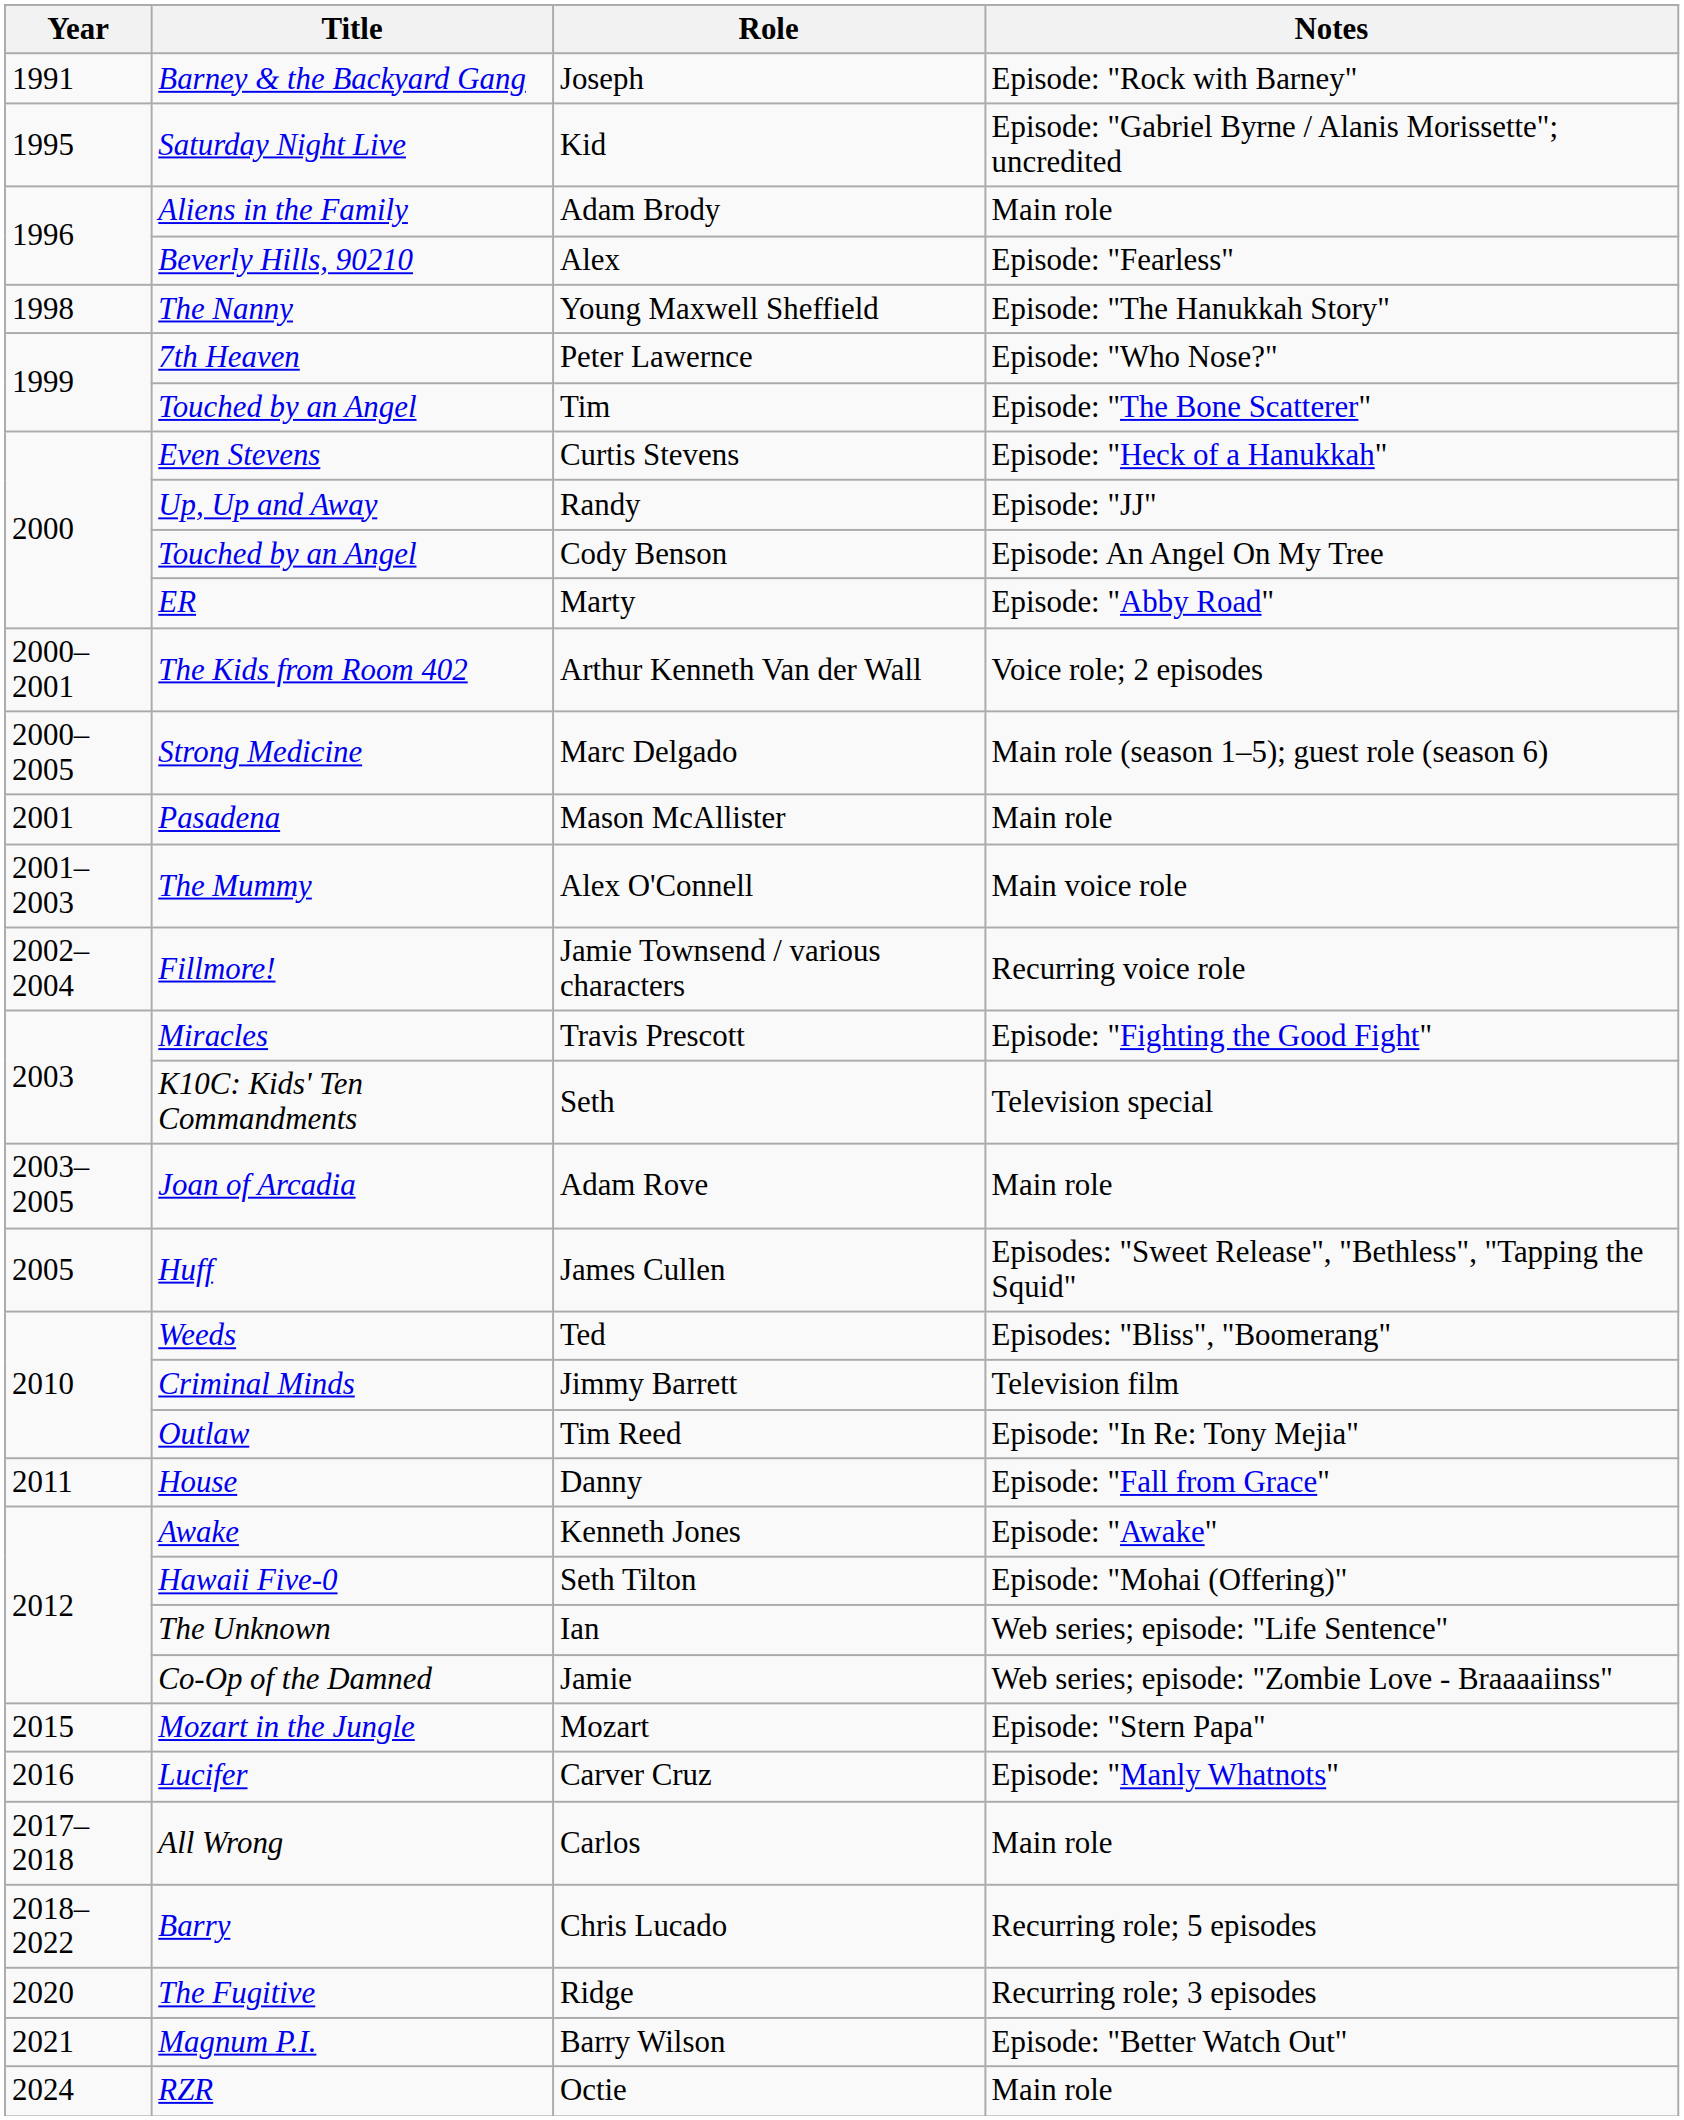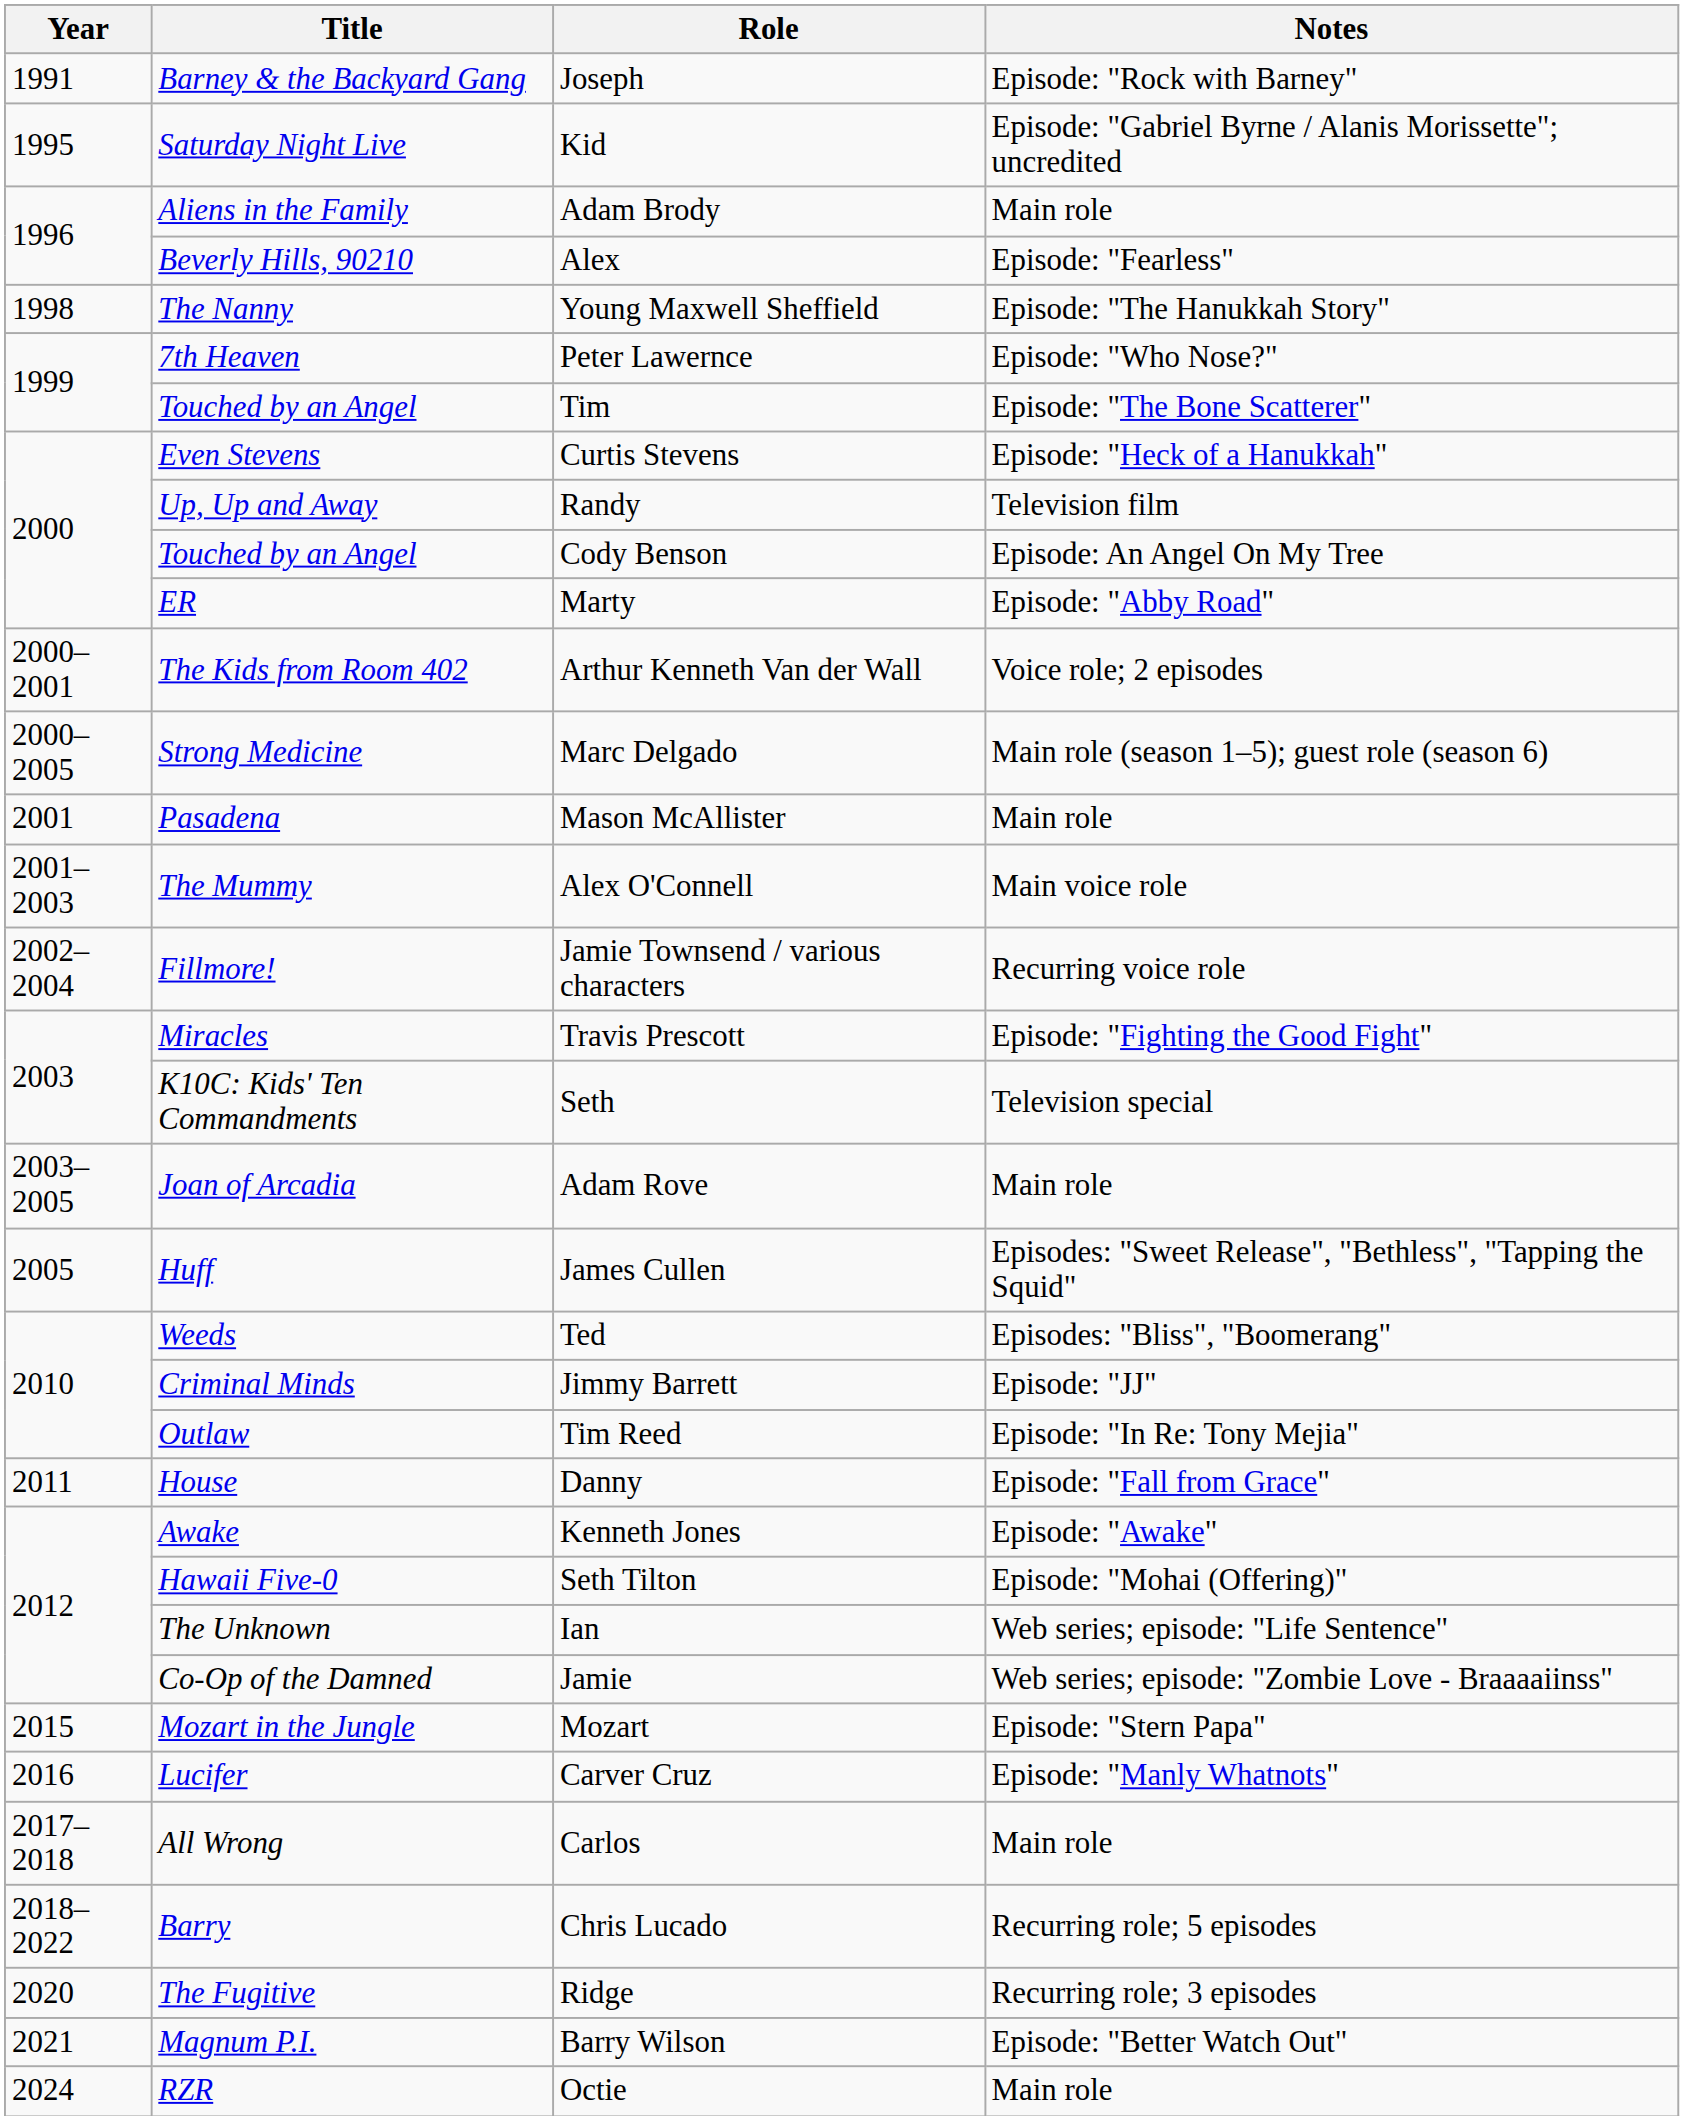(1074, 504) Episode: "JJ" -> (1085, 504) Television film
(1085, 1384) Television film -> (1074, 1384) Episode: "JJ"
